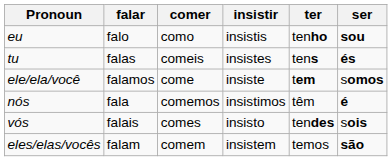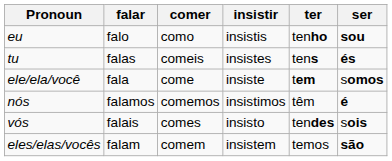(131, 79) falamos -> (118, 79) fala
(118, 101) fala -> (131, 101) falamos
